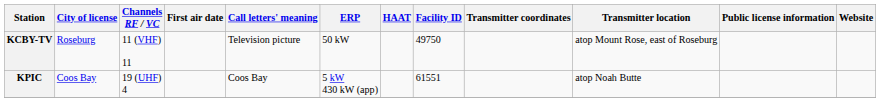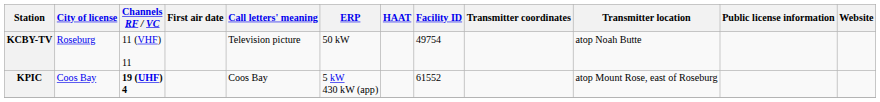(428, 39) 49750 -> (429, 39) 49754
(646, 39) atop Mount Rose, east of Roseburg -> (608, 39) atop Noah Butte
(142, 84) normal -> (142, 84) bold
(428, 78) 61551 -> (429, 78) 61552
(608, 78) atop Noah Butte -> (646, 78) atop Mount Rose, east of Roseburg
